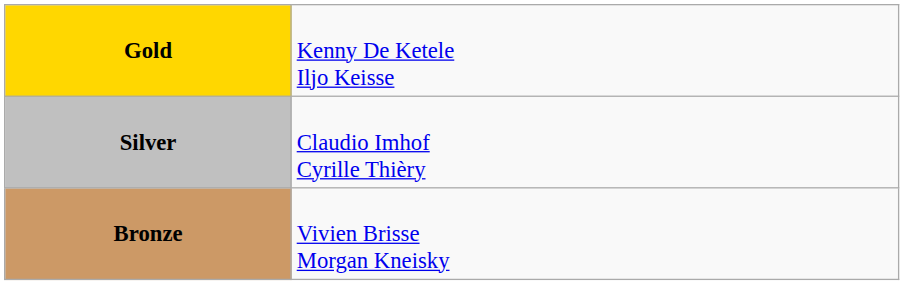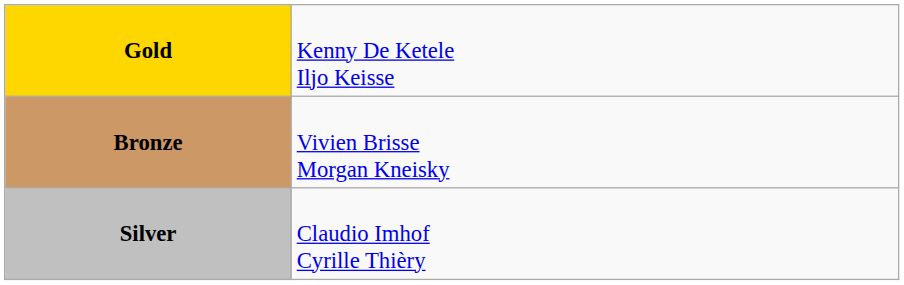rows swapped: (148, 141) <-> (148, 233)
